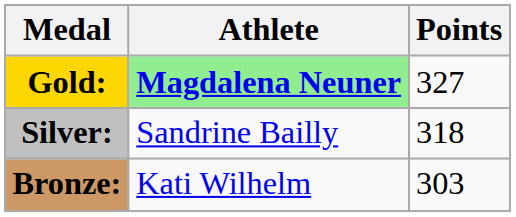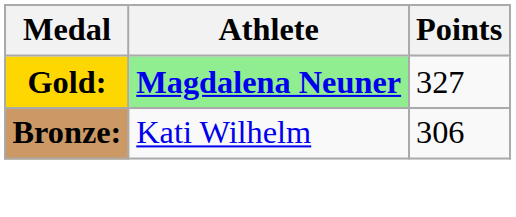- row: (67, 132)
(440, 183) 303 -> (440, 132) 306
